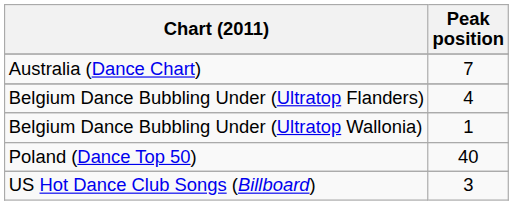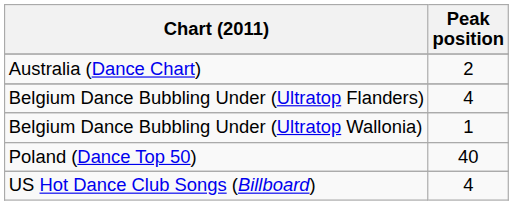(468, 68) 7 -> (468, 68) 2
(468, 185) 3 -> (468, 185) 4
